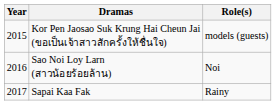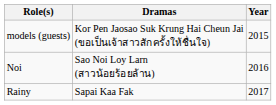columns swapped: (17, 12) <-> (237, 12)
